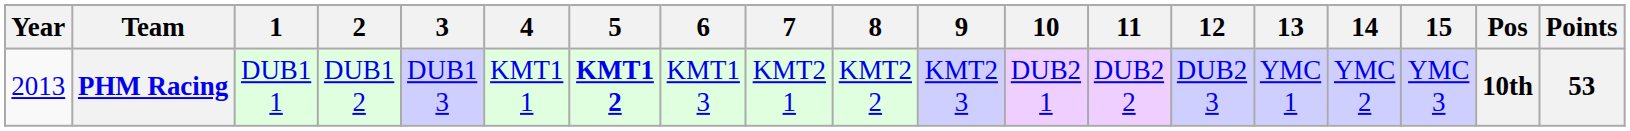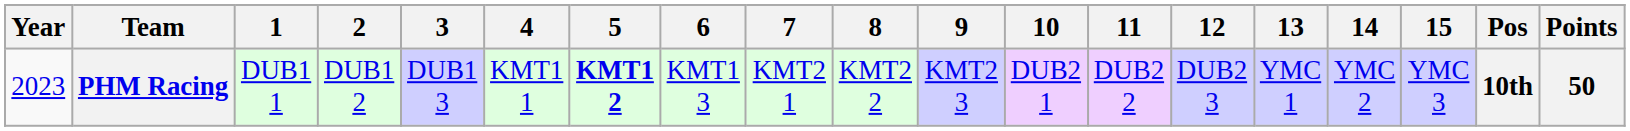(38, 86) 2013 -> (38, 86) 2023
(1582, 86) 53 -> (1582, 86) 50
